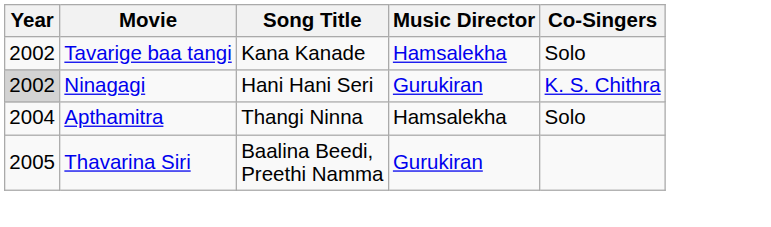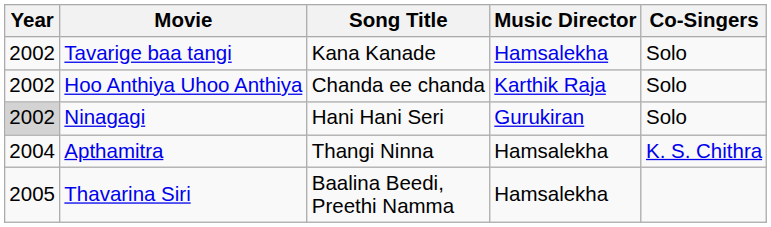+ row: (183, 85)
(603, 85) K. S. Chithra -> (666, 118) Solo
(565, 118) Solo -> (704, 150) K. S. Chithra
(438, 162) Gurukiran -> (551, 194) Hamsalekha
